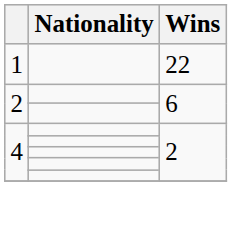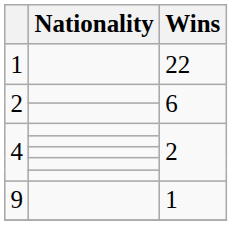+ row: (17, 200)
